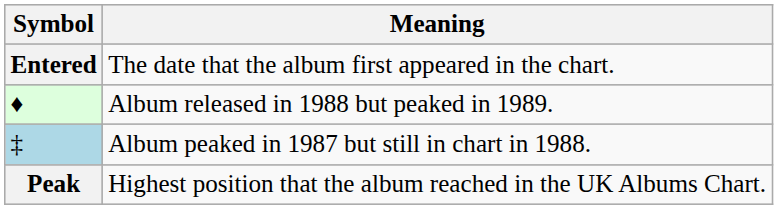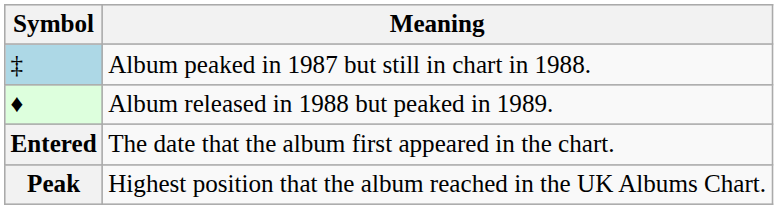rows swapped: (17, 143) <-> (54, 64)
